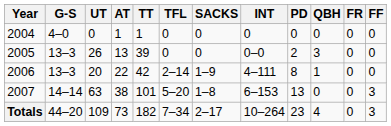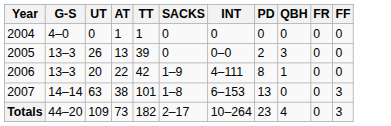- column: (176, 14)
